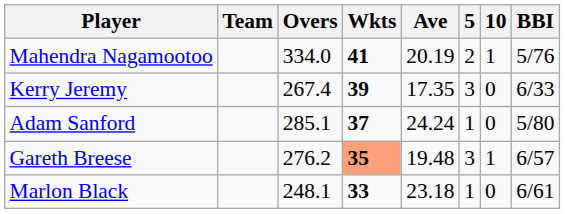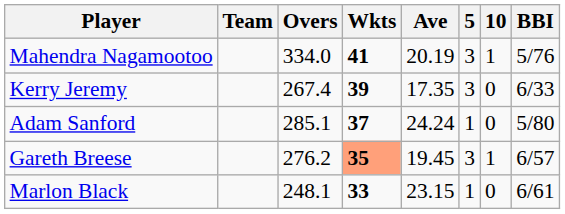(470, 55) 2 -> (470, 55) 3
(430, 157) 19.48 -> (430, 157) 19.45
(430, 191) 23.18 -> (430, 191) 23.15
